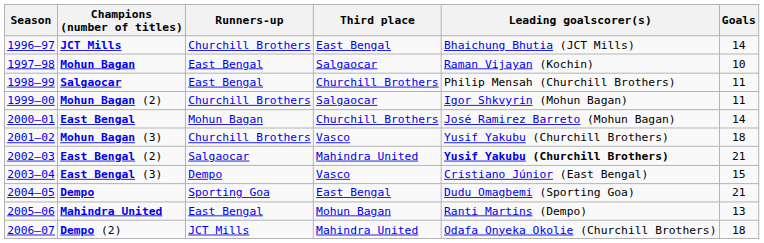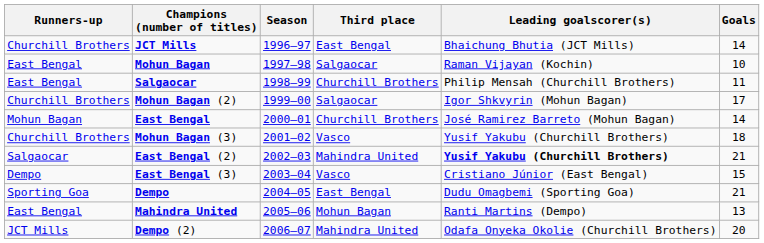columns swapped: (31, 20) <-> (249, 20)
(739, 100) 11 -> (739, 100) 17
(739, 229) 18 -> (739, 229) 20
